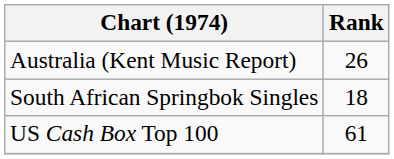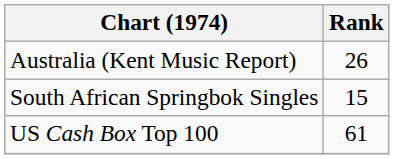(356, 97) 18 -> (356, 97) 15
